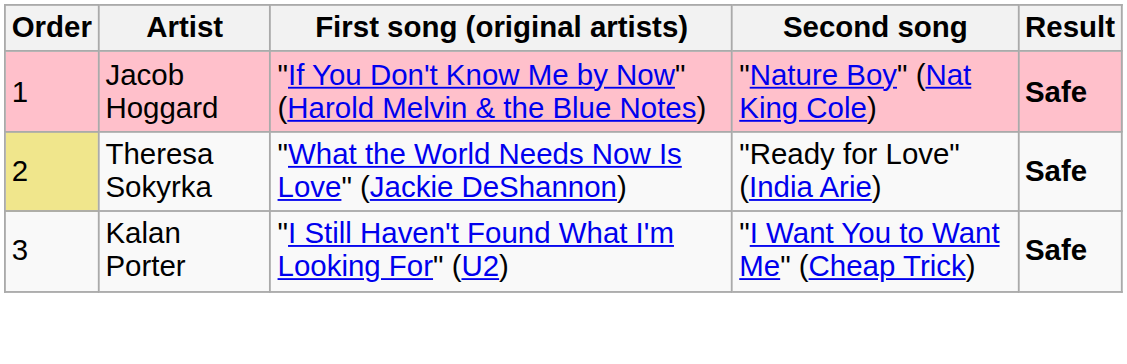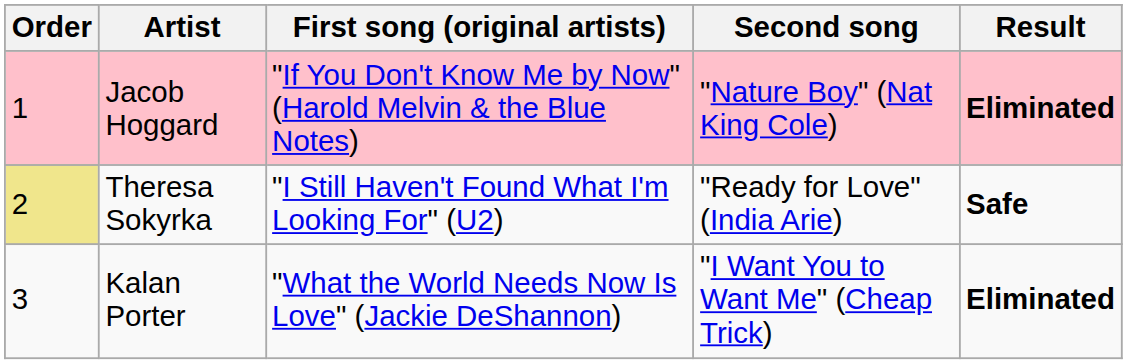(1056, 91) Safe -> (1041, 107) Eliminated
(480, 170) "What the World Needs Now Is Love" (Jackie DeShannon) -> (470, 204) "I Still Haven't Found What I'm Looking For" (U2)
(476, 250) "I Still Haven't Found What I'm Looking For" (U2) -> (474, 300) "What the World Needs Now Is Love" (Jackie DeShannon)
(1056, 250) Safe -> (1041, 300) Eliminated
